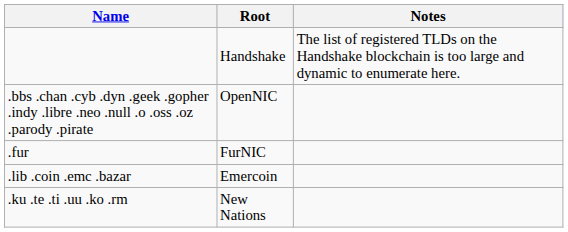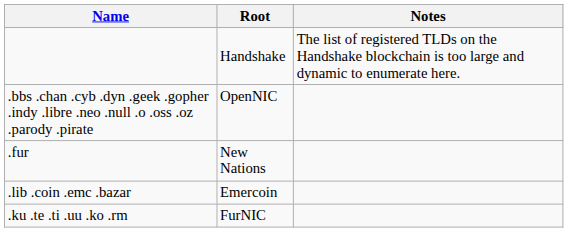(243, 152) FurNIC -> (243, 160) New Nations
(243, 207) New Nations -> (243, 215) FurNIC
